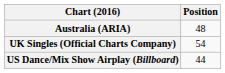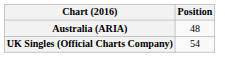- row: (93, 60)
